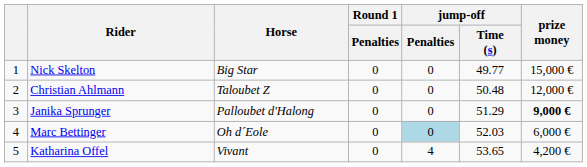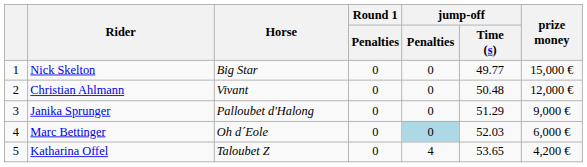(243, 90) Taloubet Z -> (232, 90) Vivant
(552, 111) bold -> (552, 111) normal
(232, 152) Vivant -> (243, 152) Taloubet Z
